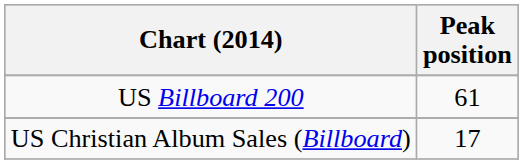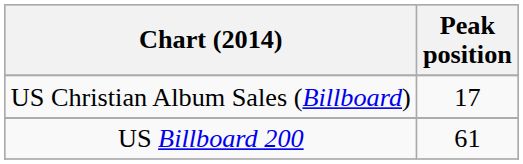rows swapped: (211, 138) <-> (211, 96)
